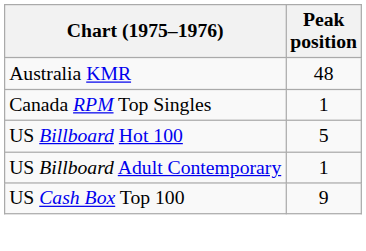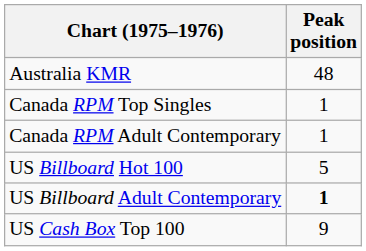+ row: (145, 135)
(324, 167) normal -> (324, 198) bold
